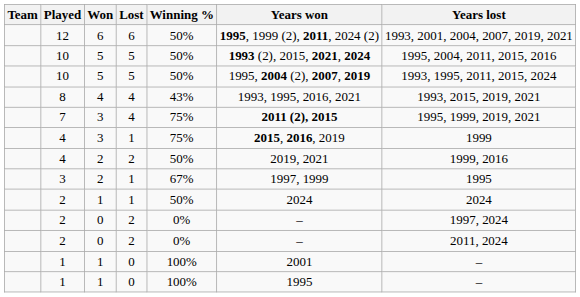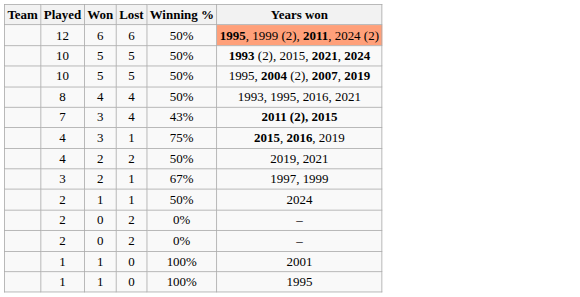- column: (479, 14)
(299, 35) no background -> (299, 35) lightsalmon background
(182, 96) 43% -> (182, 96) 50%
(182, 117) 75% -> (182, 117) 43%
